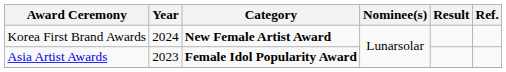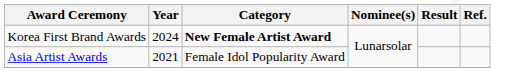(165, 57) 2023 -> (165, 57) 2021
(271, 57) bold -> (265, 57) normal
